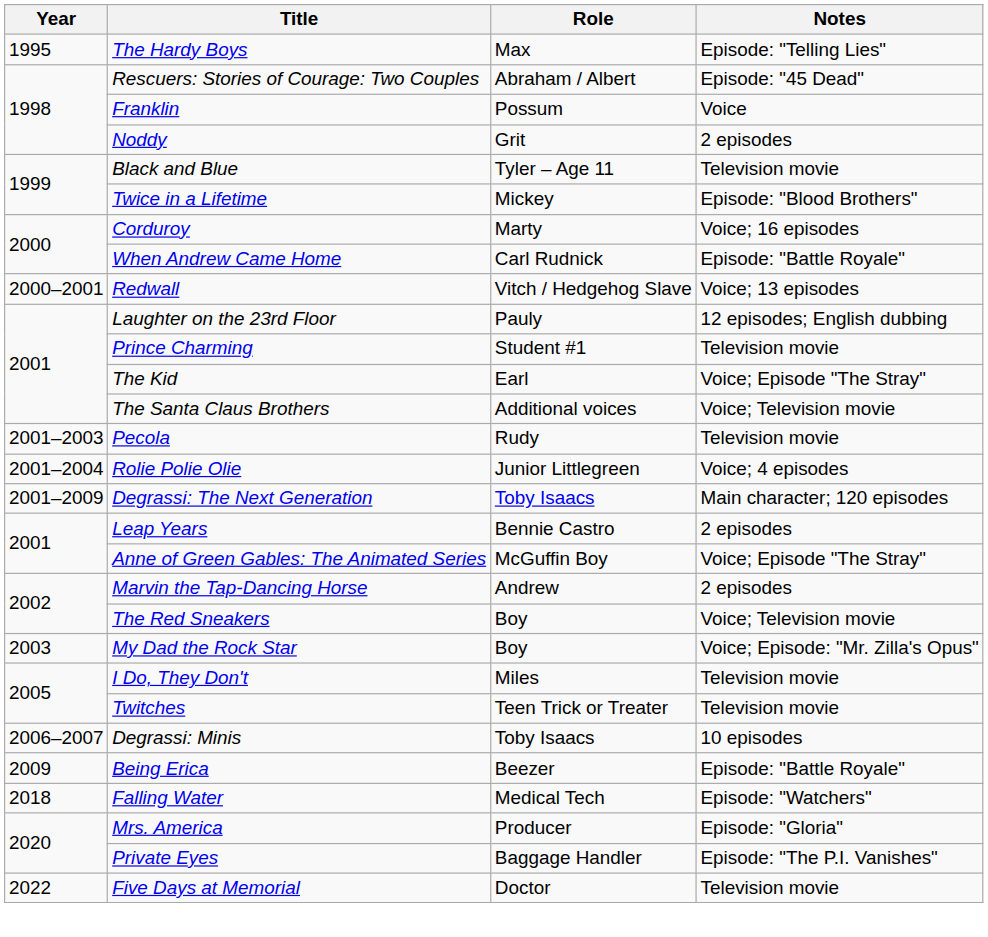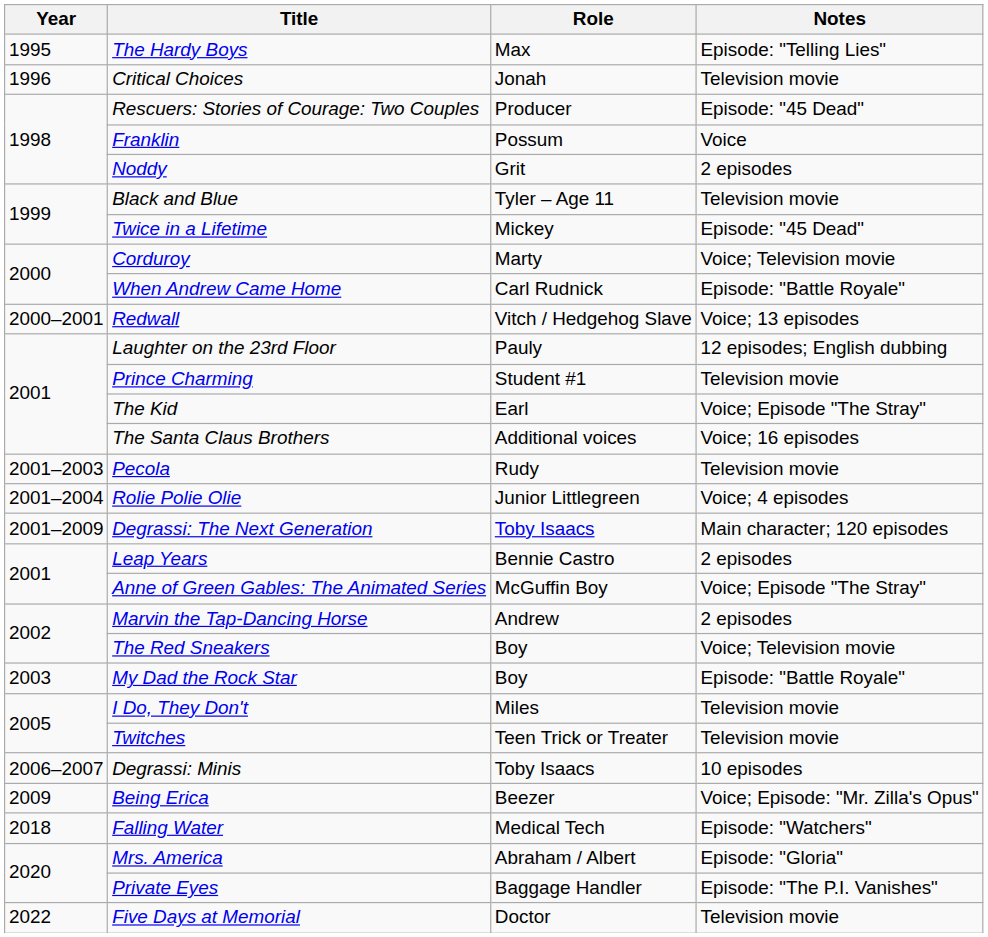+ row: (178, 79)
(565, 79) Abraham / Albert -> (533, 109) Producer
(809, 199) Episode: "Blood Brothers" -> (782, 229) Episode: "45 Dead"
(780, 229) Voice; 16 episodes -> (798, 259) Voice; Television movie
(798, 408) Voice; Television movie -> (780, 438) Voice; 16 episodes
(840, 648) Voice; Episode: "Mr. Zilla's Opus" -> (803, 678) Episode: "Battle Royale"
(803, 768) Episode: "Battle Royale" -> (840, 797) Voice; Episode: "Mr. Zilla's Opus"
(533, 827) Producer -> (565, 857) Abraham / Albert
